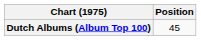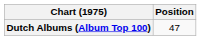(175, 27) 45 -> (175, 27) 47
